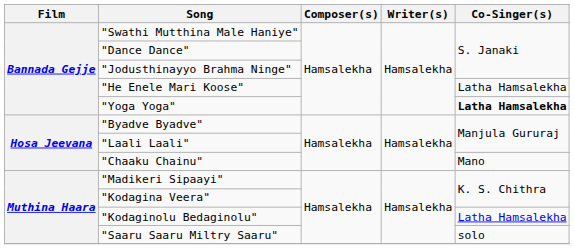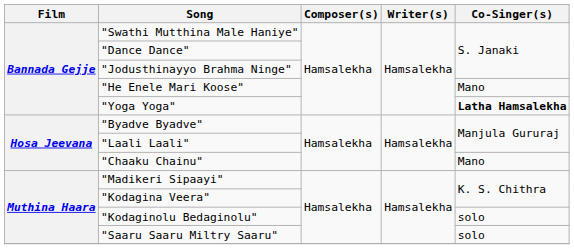(512, 87) Latha Hamsalekha -> (471, 87) Mano
(512, 216) Latha Hamsalekha -> (471, 216) solo
